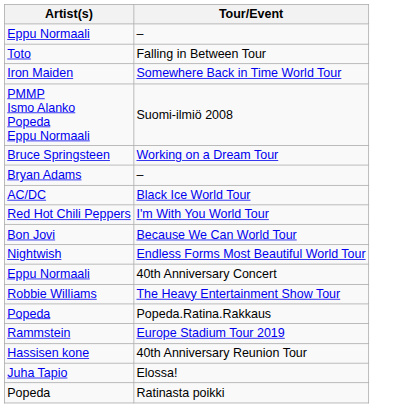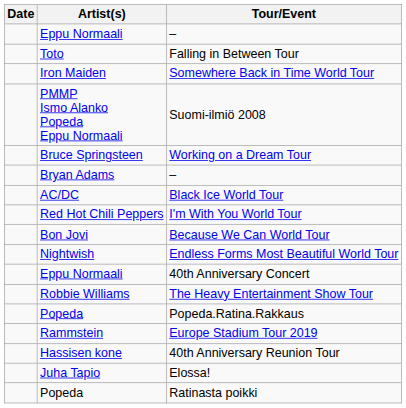+ column: (21, 14)
